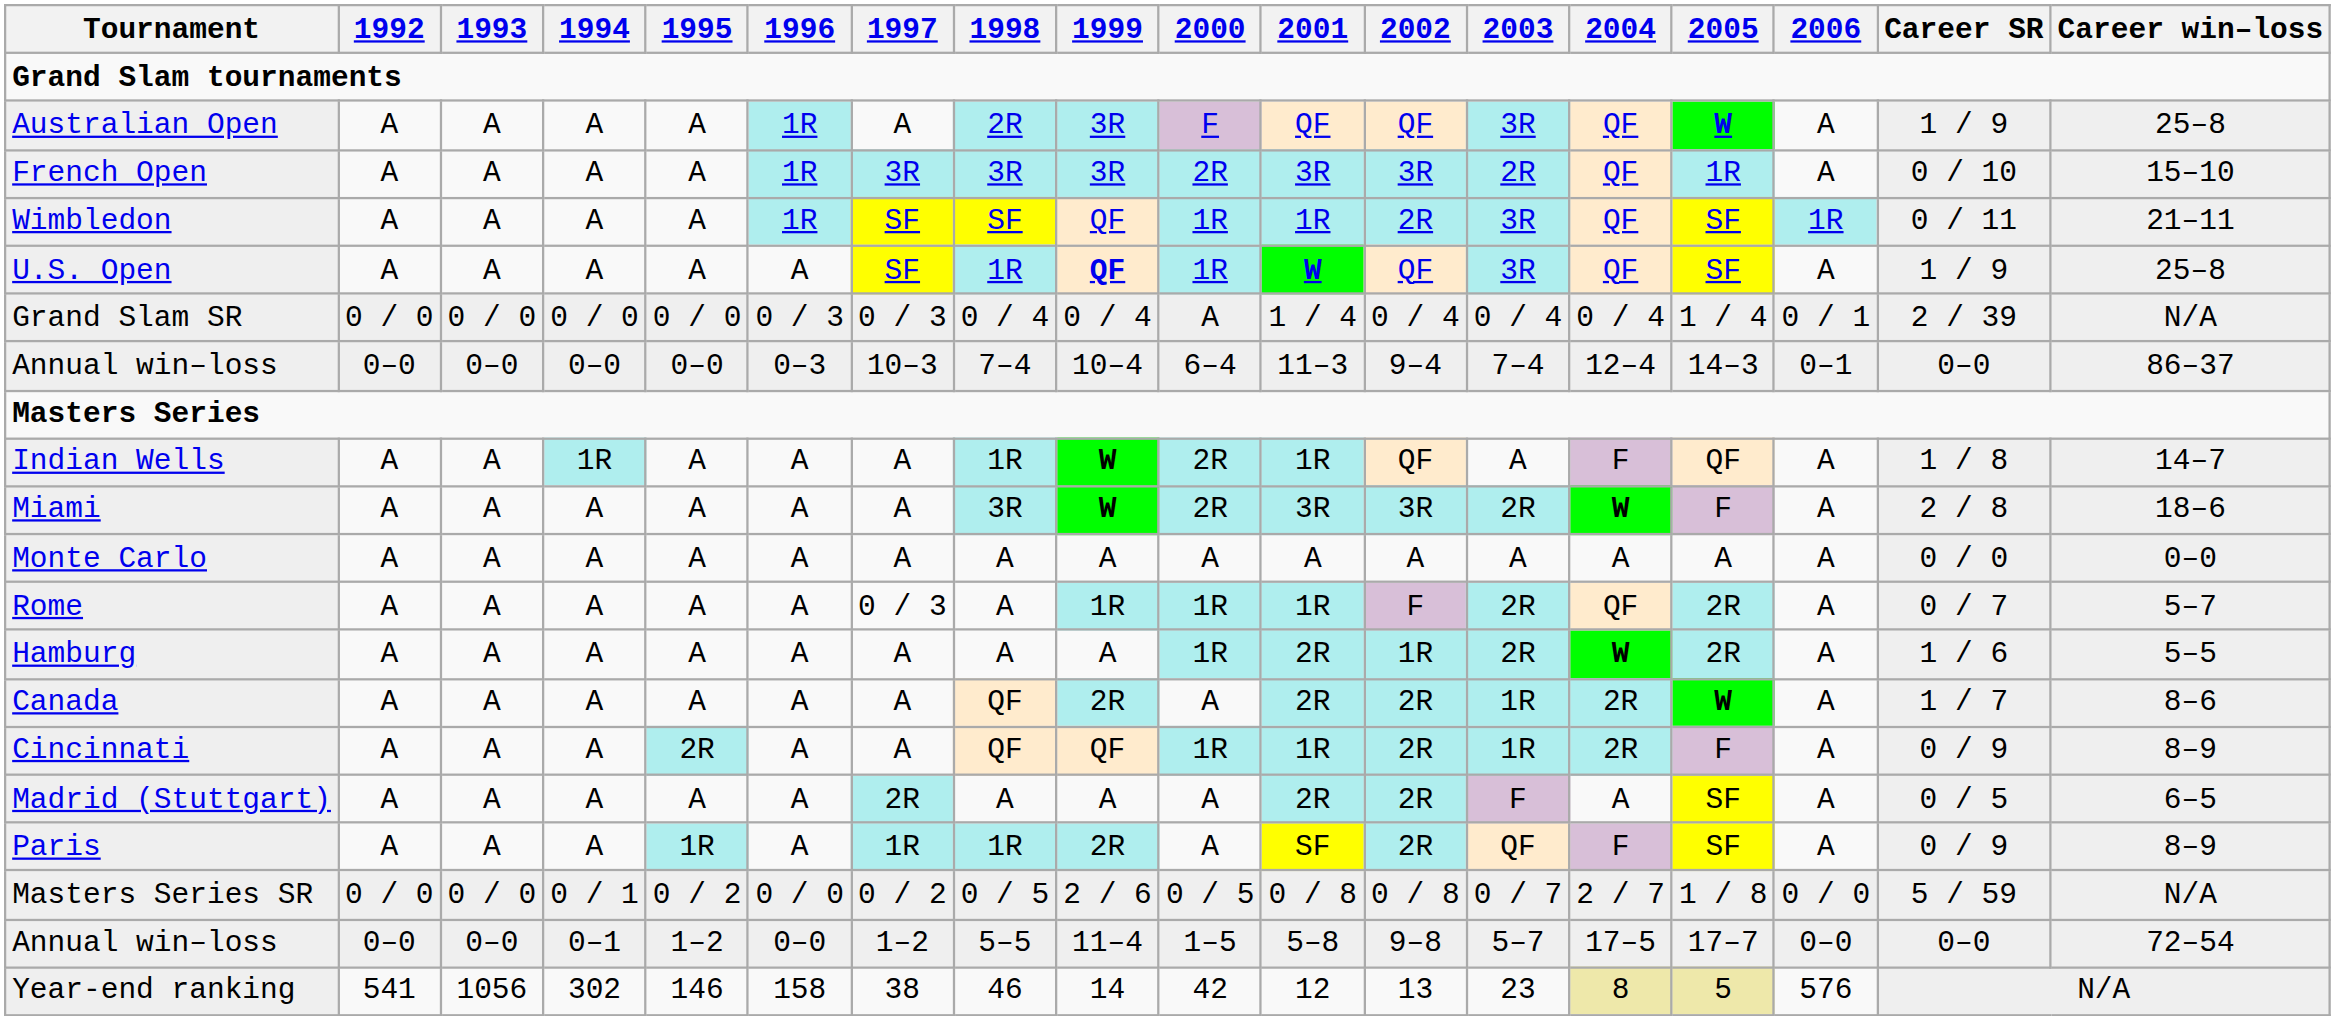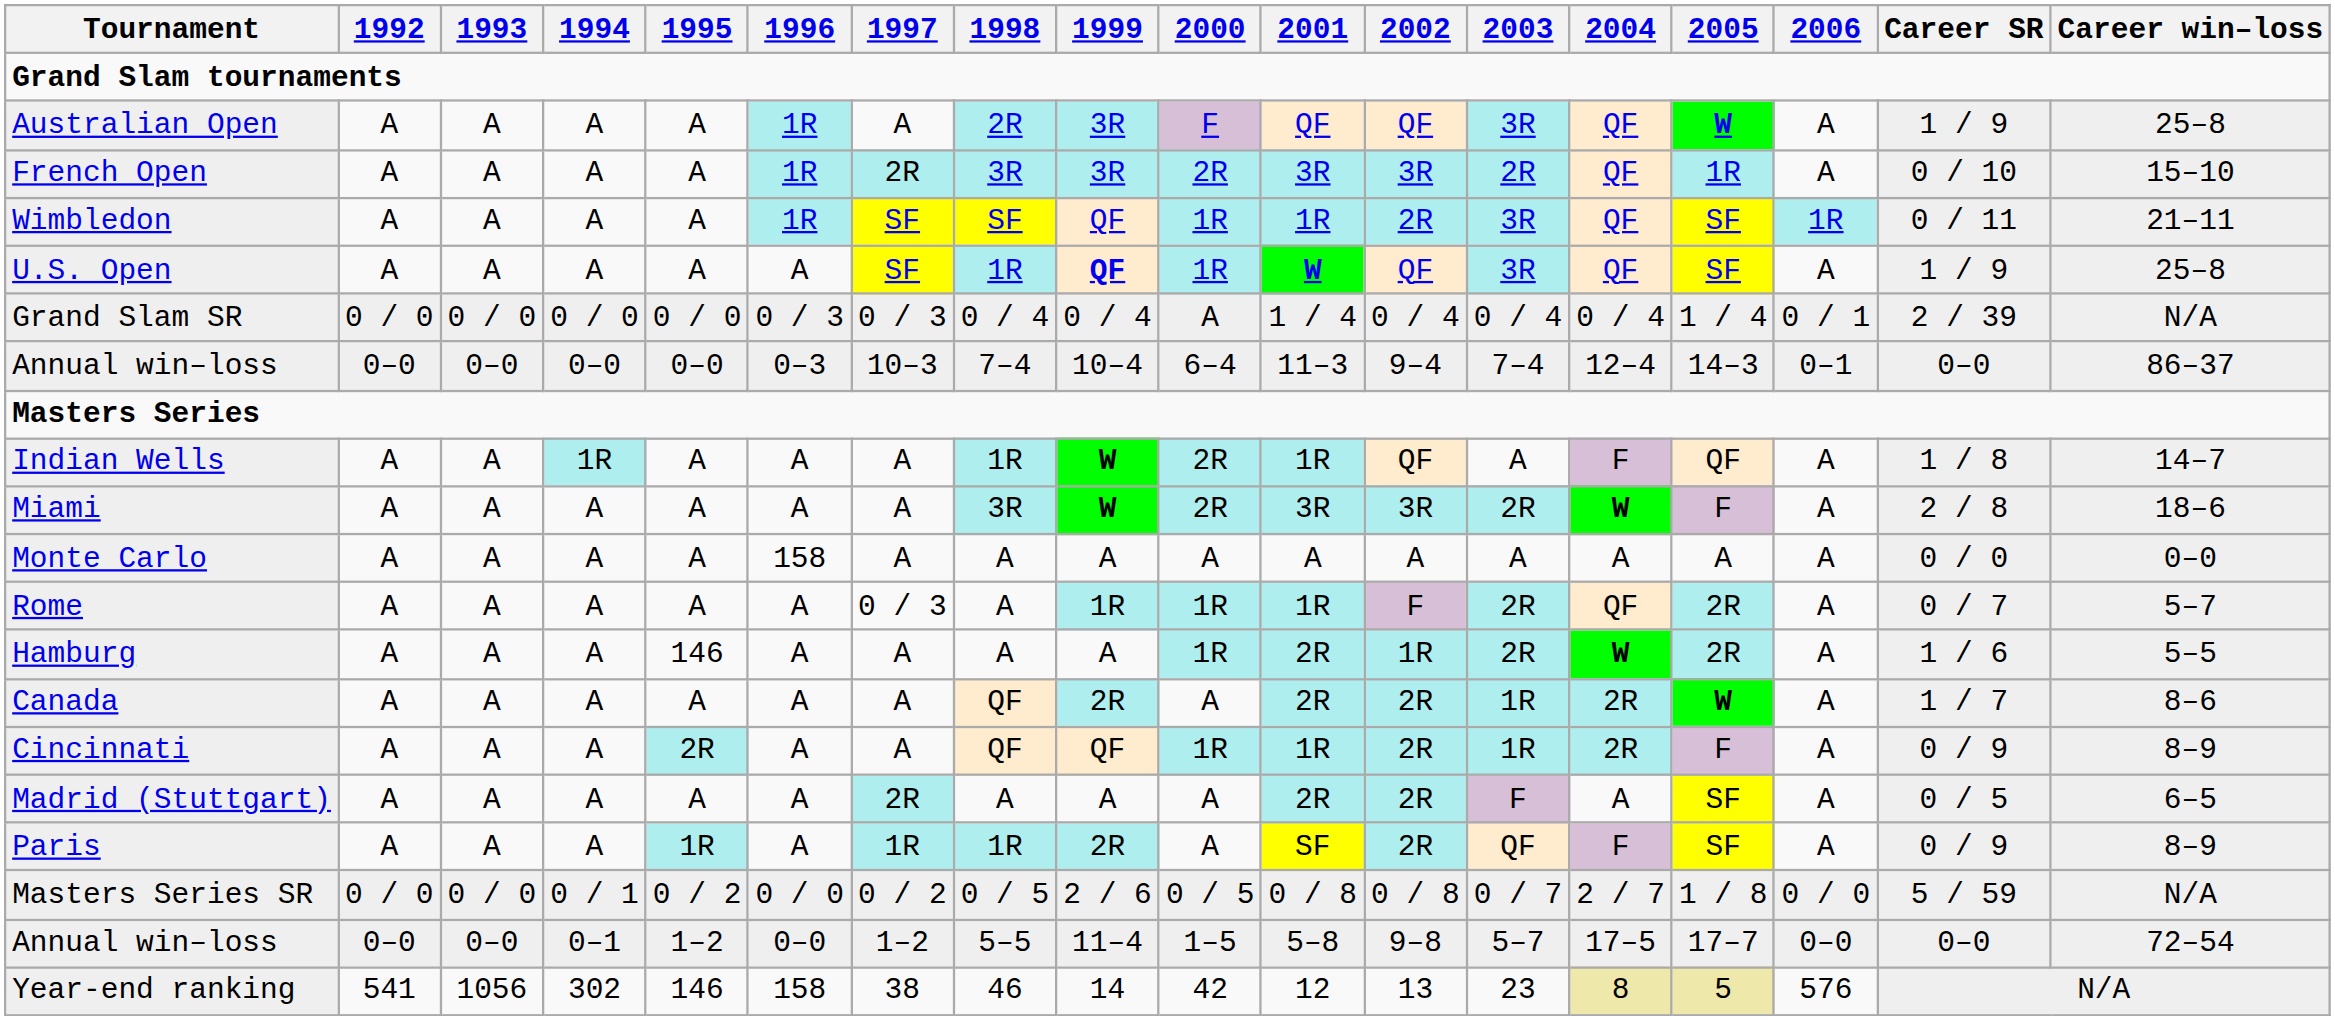(902, 173) 3R -> (902, 173) 2R
(800, 558) A -> (800, 558) 158
(697, 654) A -> (697, 654) 146
